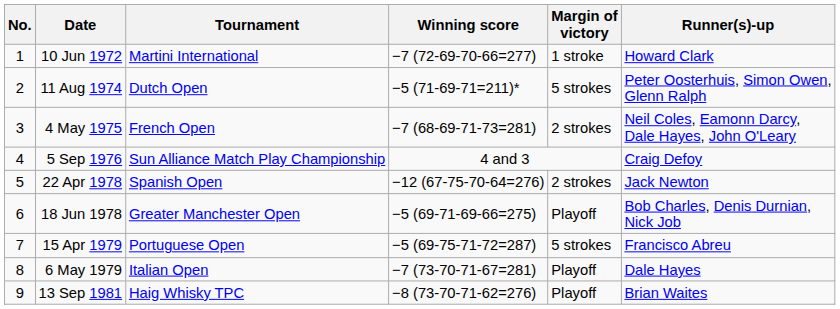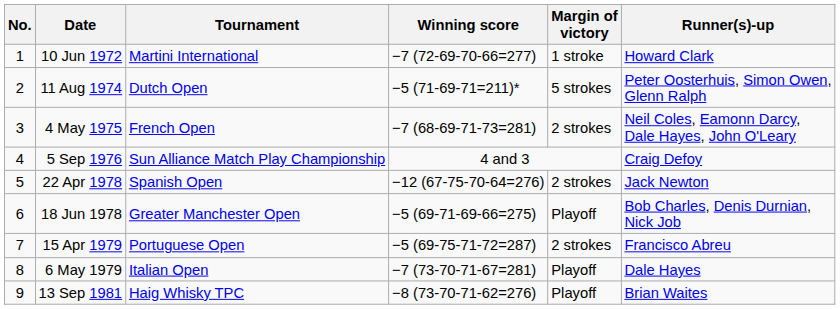(581, 246) 5 strokes -> (581, 246) 2 strokes
